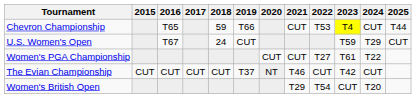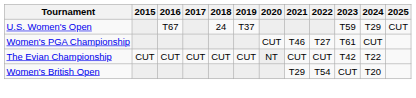- row: (56, 27)
(246, 42) CUT -> (246, 27) T37
(297, 57) CUT -> (297, 42) T46
(373, 57) T22 -> (373, 42) CUT
(246, 72) T37 -> (246, 57) CUT
(297, 72) T46 -> (297, 57) CUT
(373, 72) CUT -> (373, 57) T22
